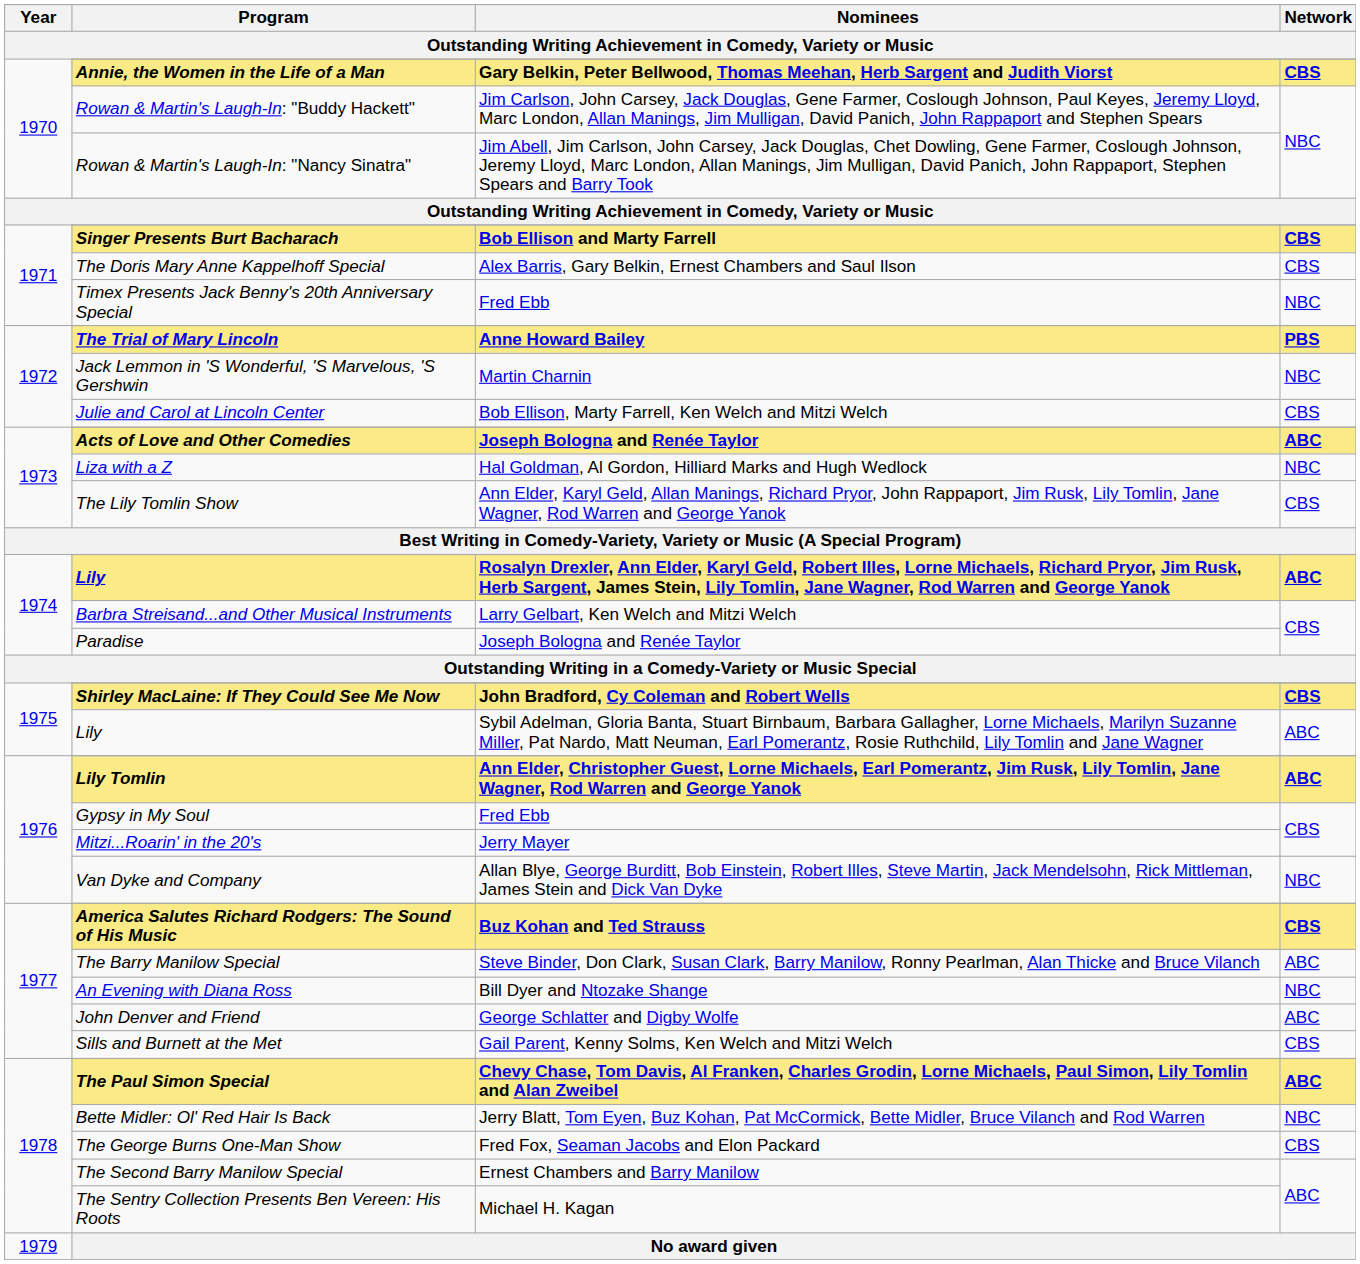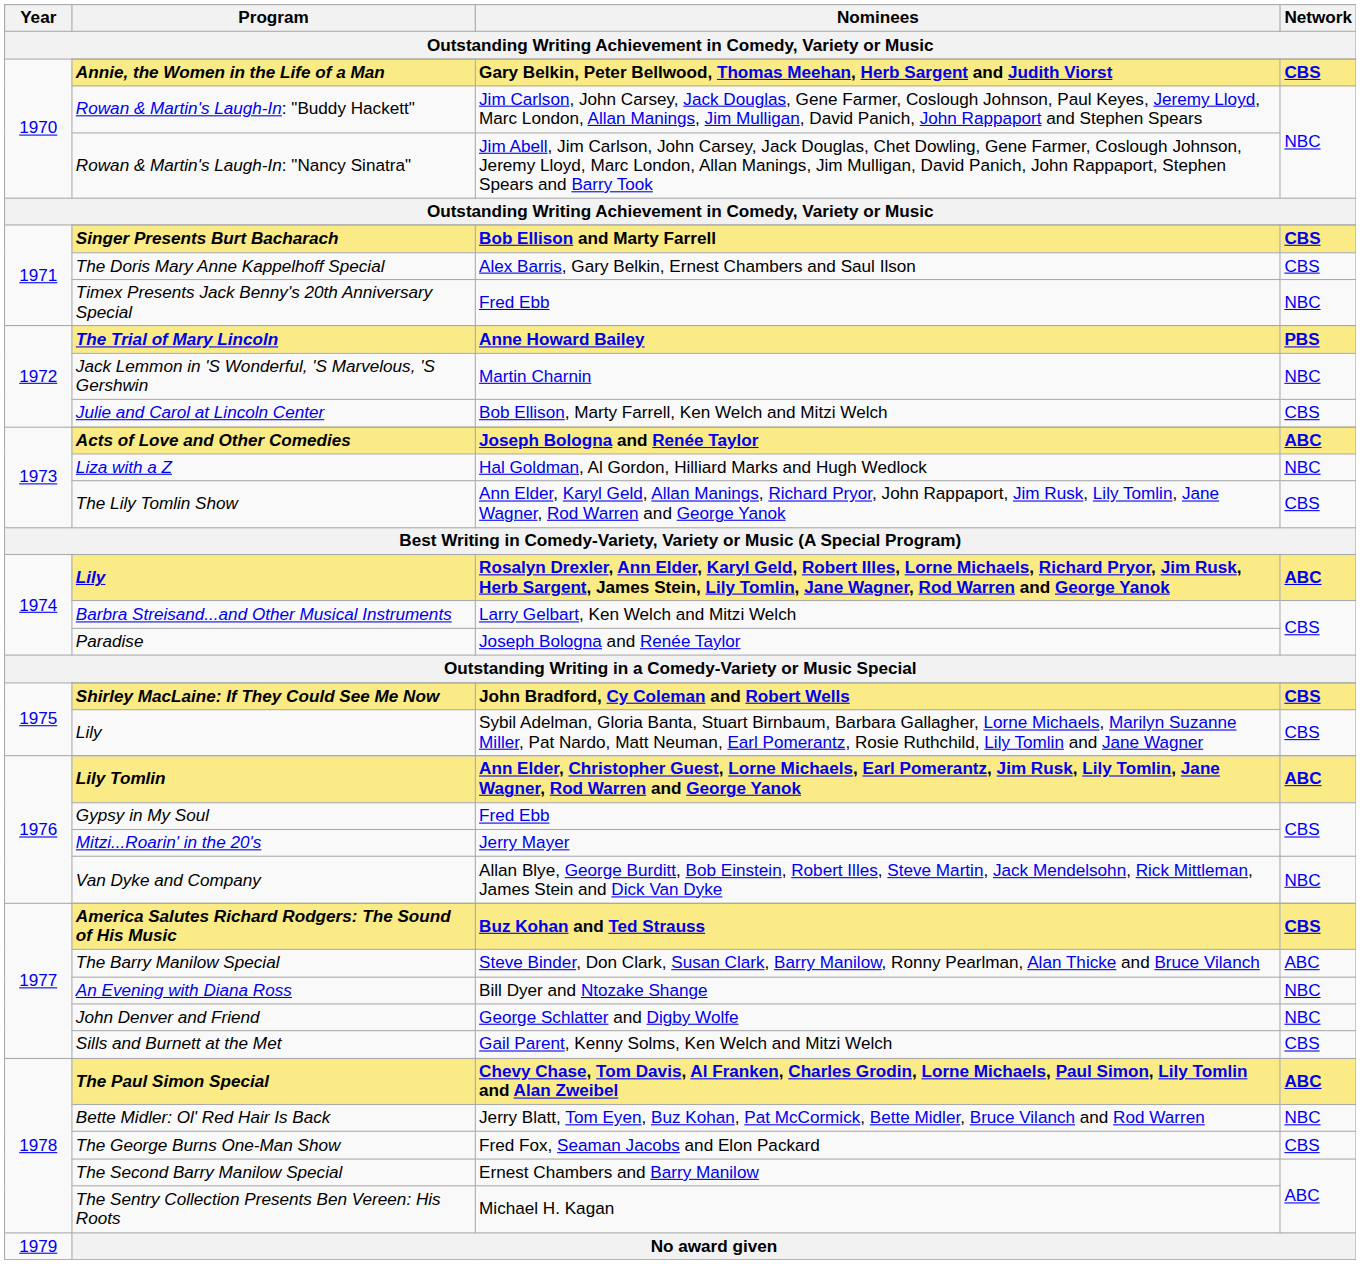(1302, 732) ABC -> (1302, 732) CBS
(1302, 1017) ABC -> (1302, 1017) NBC
